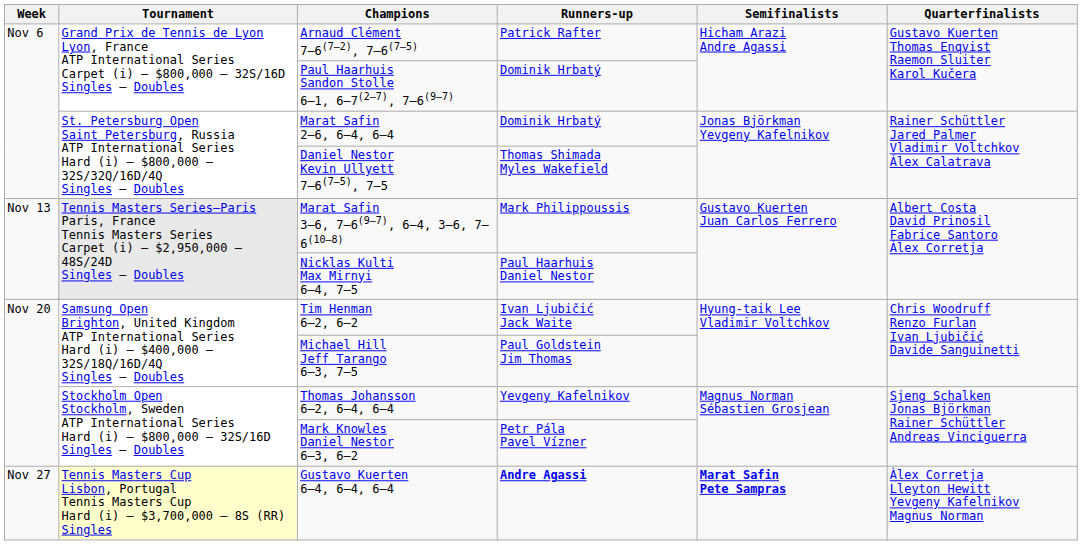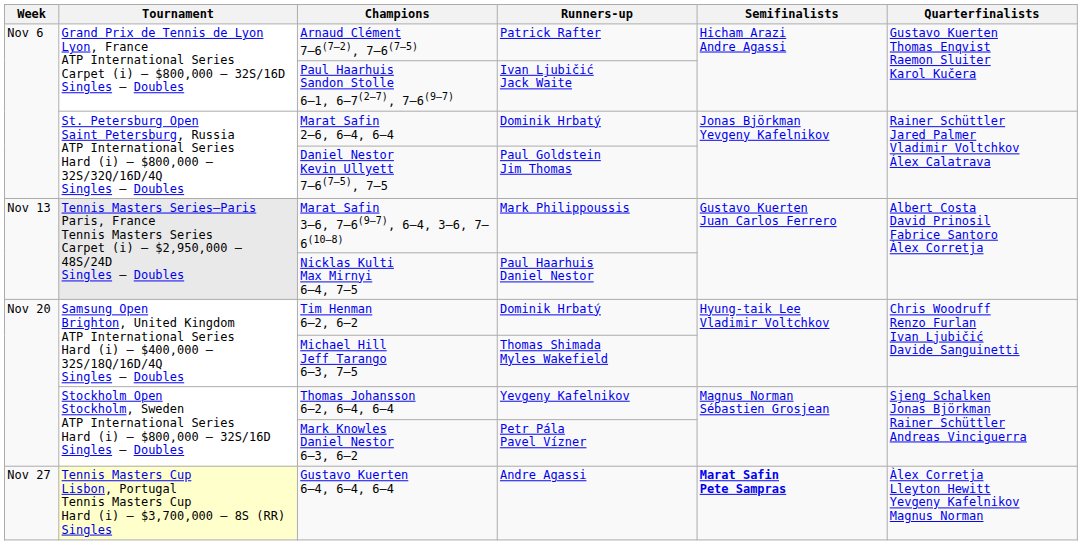(550, 71) Dominik Hrbatý -> (547, 78) Ivan Ljubičić Jack Waite
(554, 162) Thomas Shimada Myles Wakefield -> (550, 162) Paul Goldstein Jim Thomas
(547, 316) Ivan Ljubičić Jack Waite -> (550, 309) Dominik Hrbatý
(550, 352) Paul Goldstein Jim Thomas -> (554, 352) Thomas Shimada Myles Wakefield
(543, 476) bold -> (543, 476) normal
